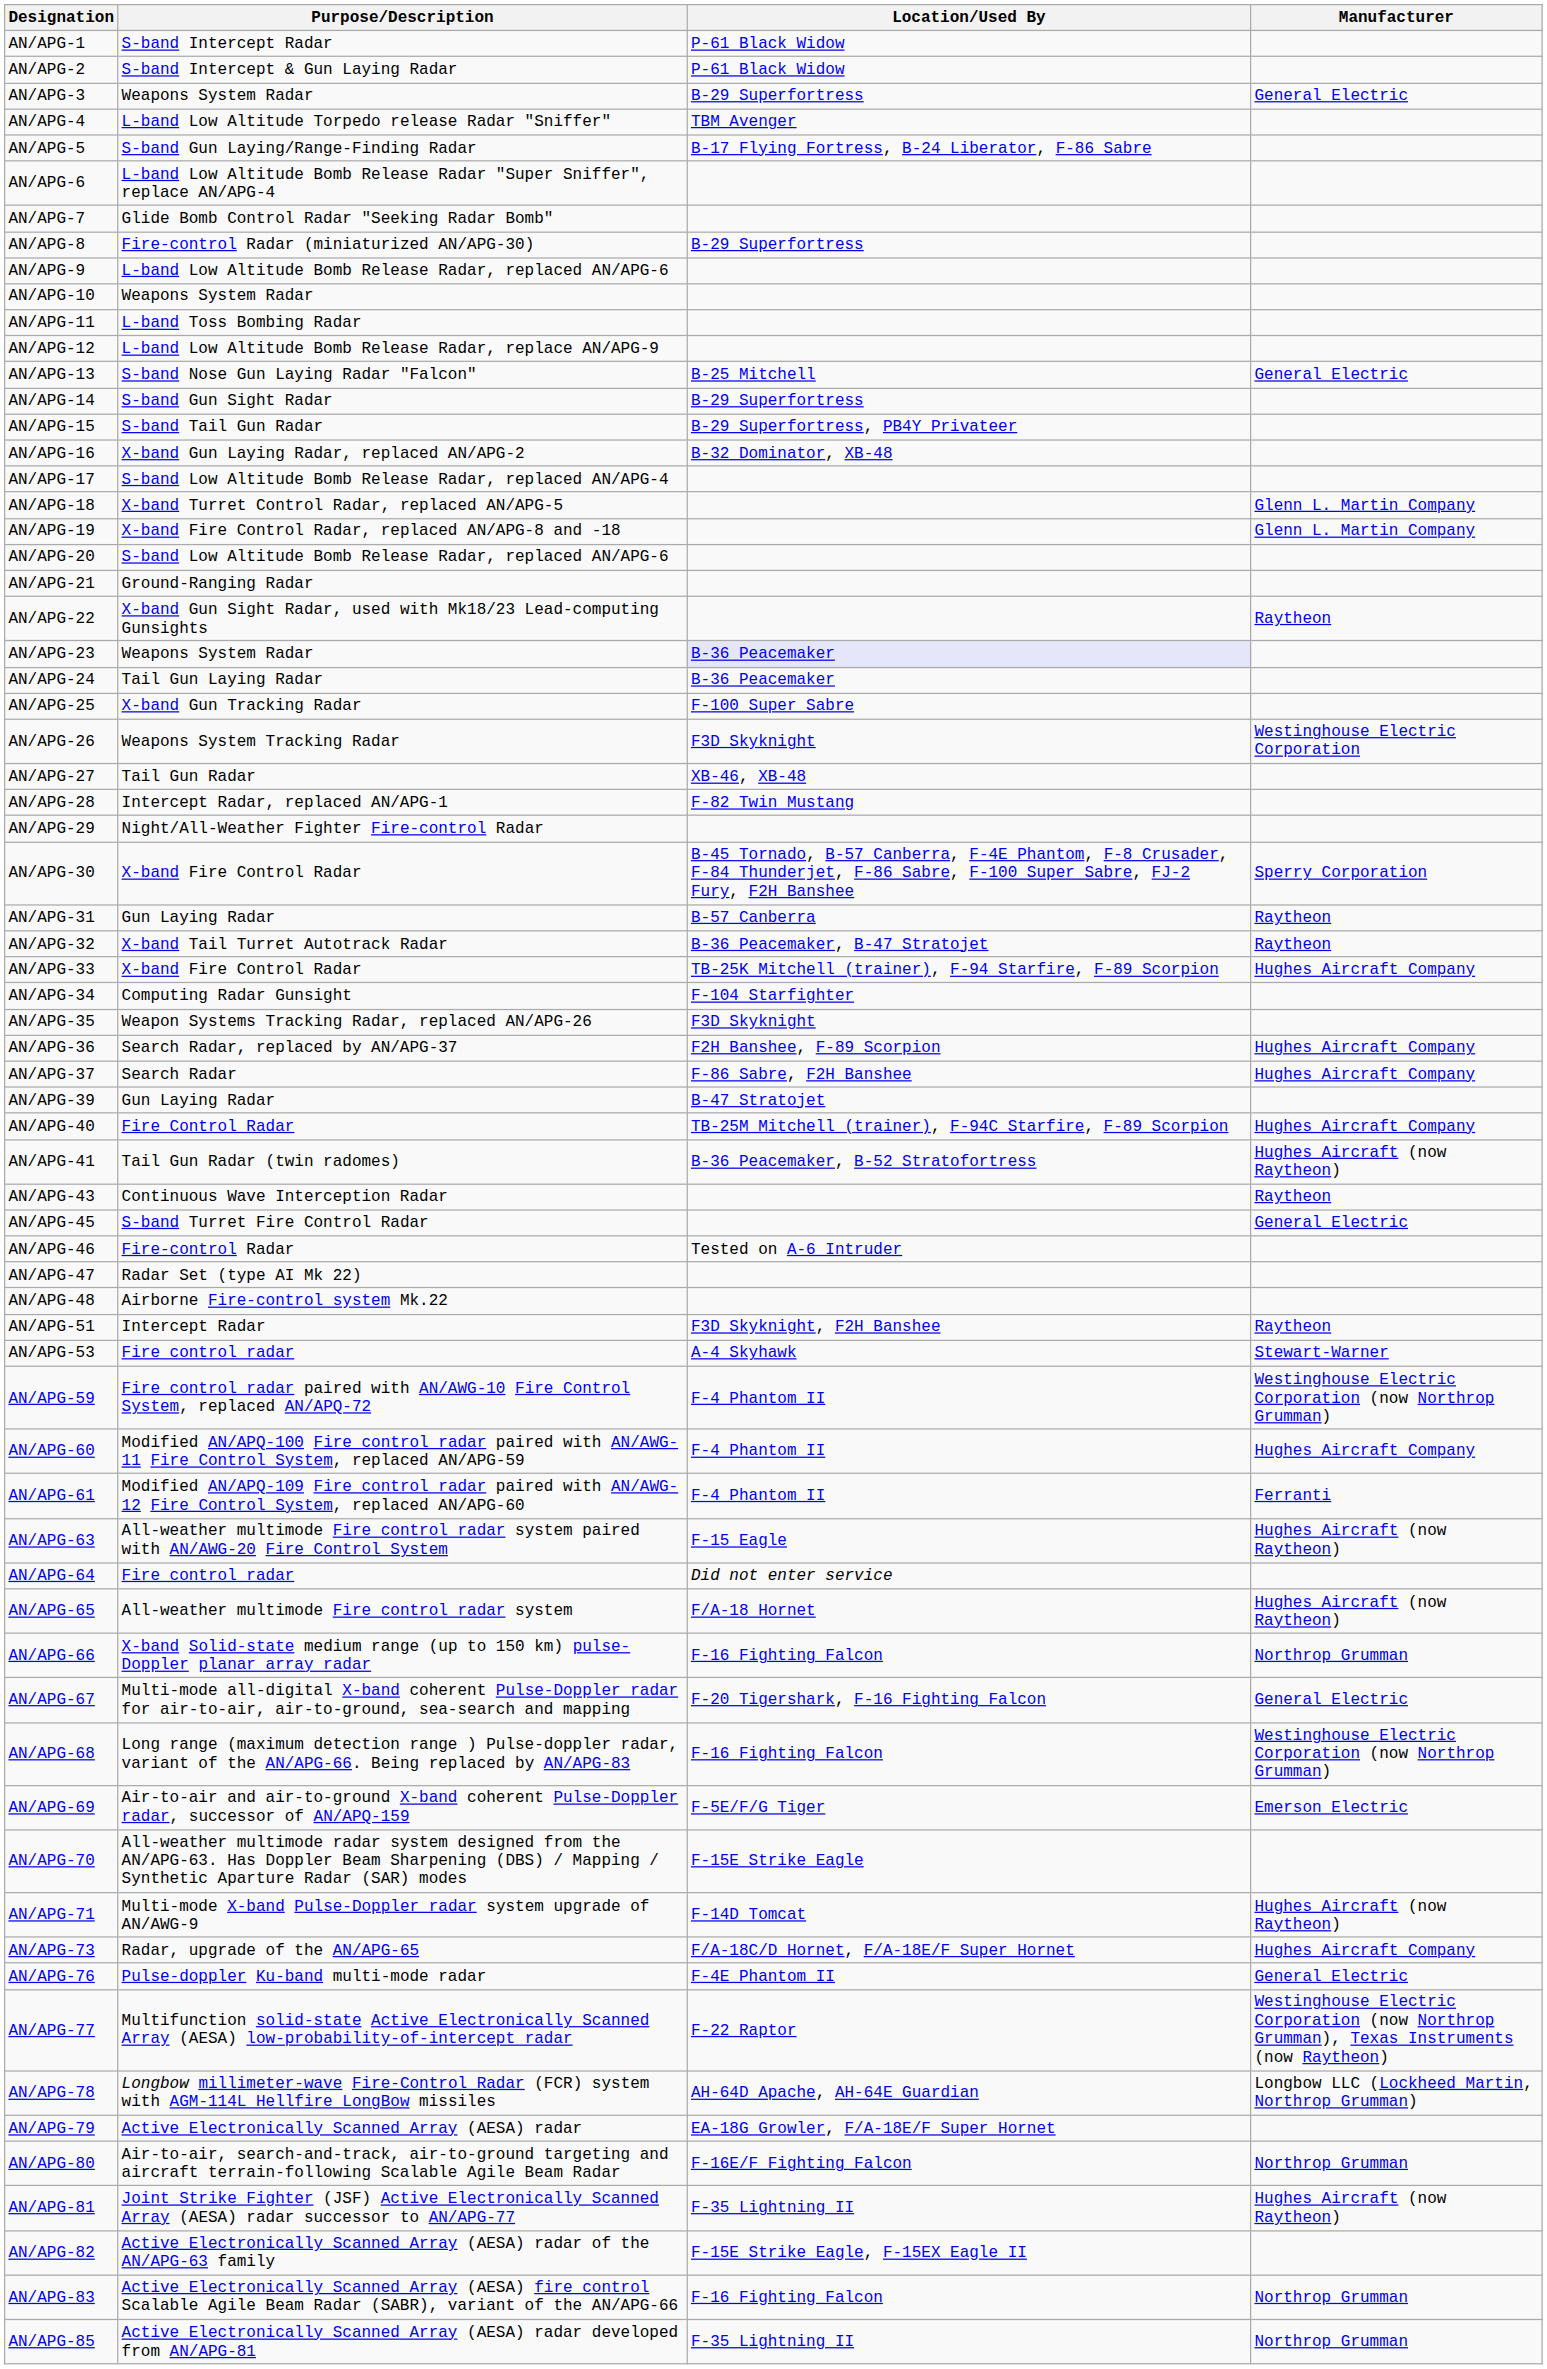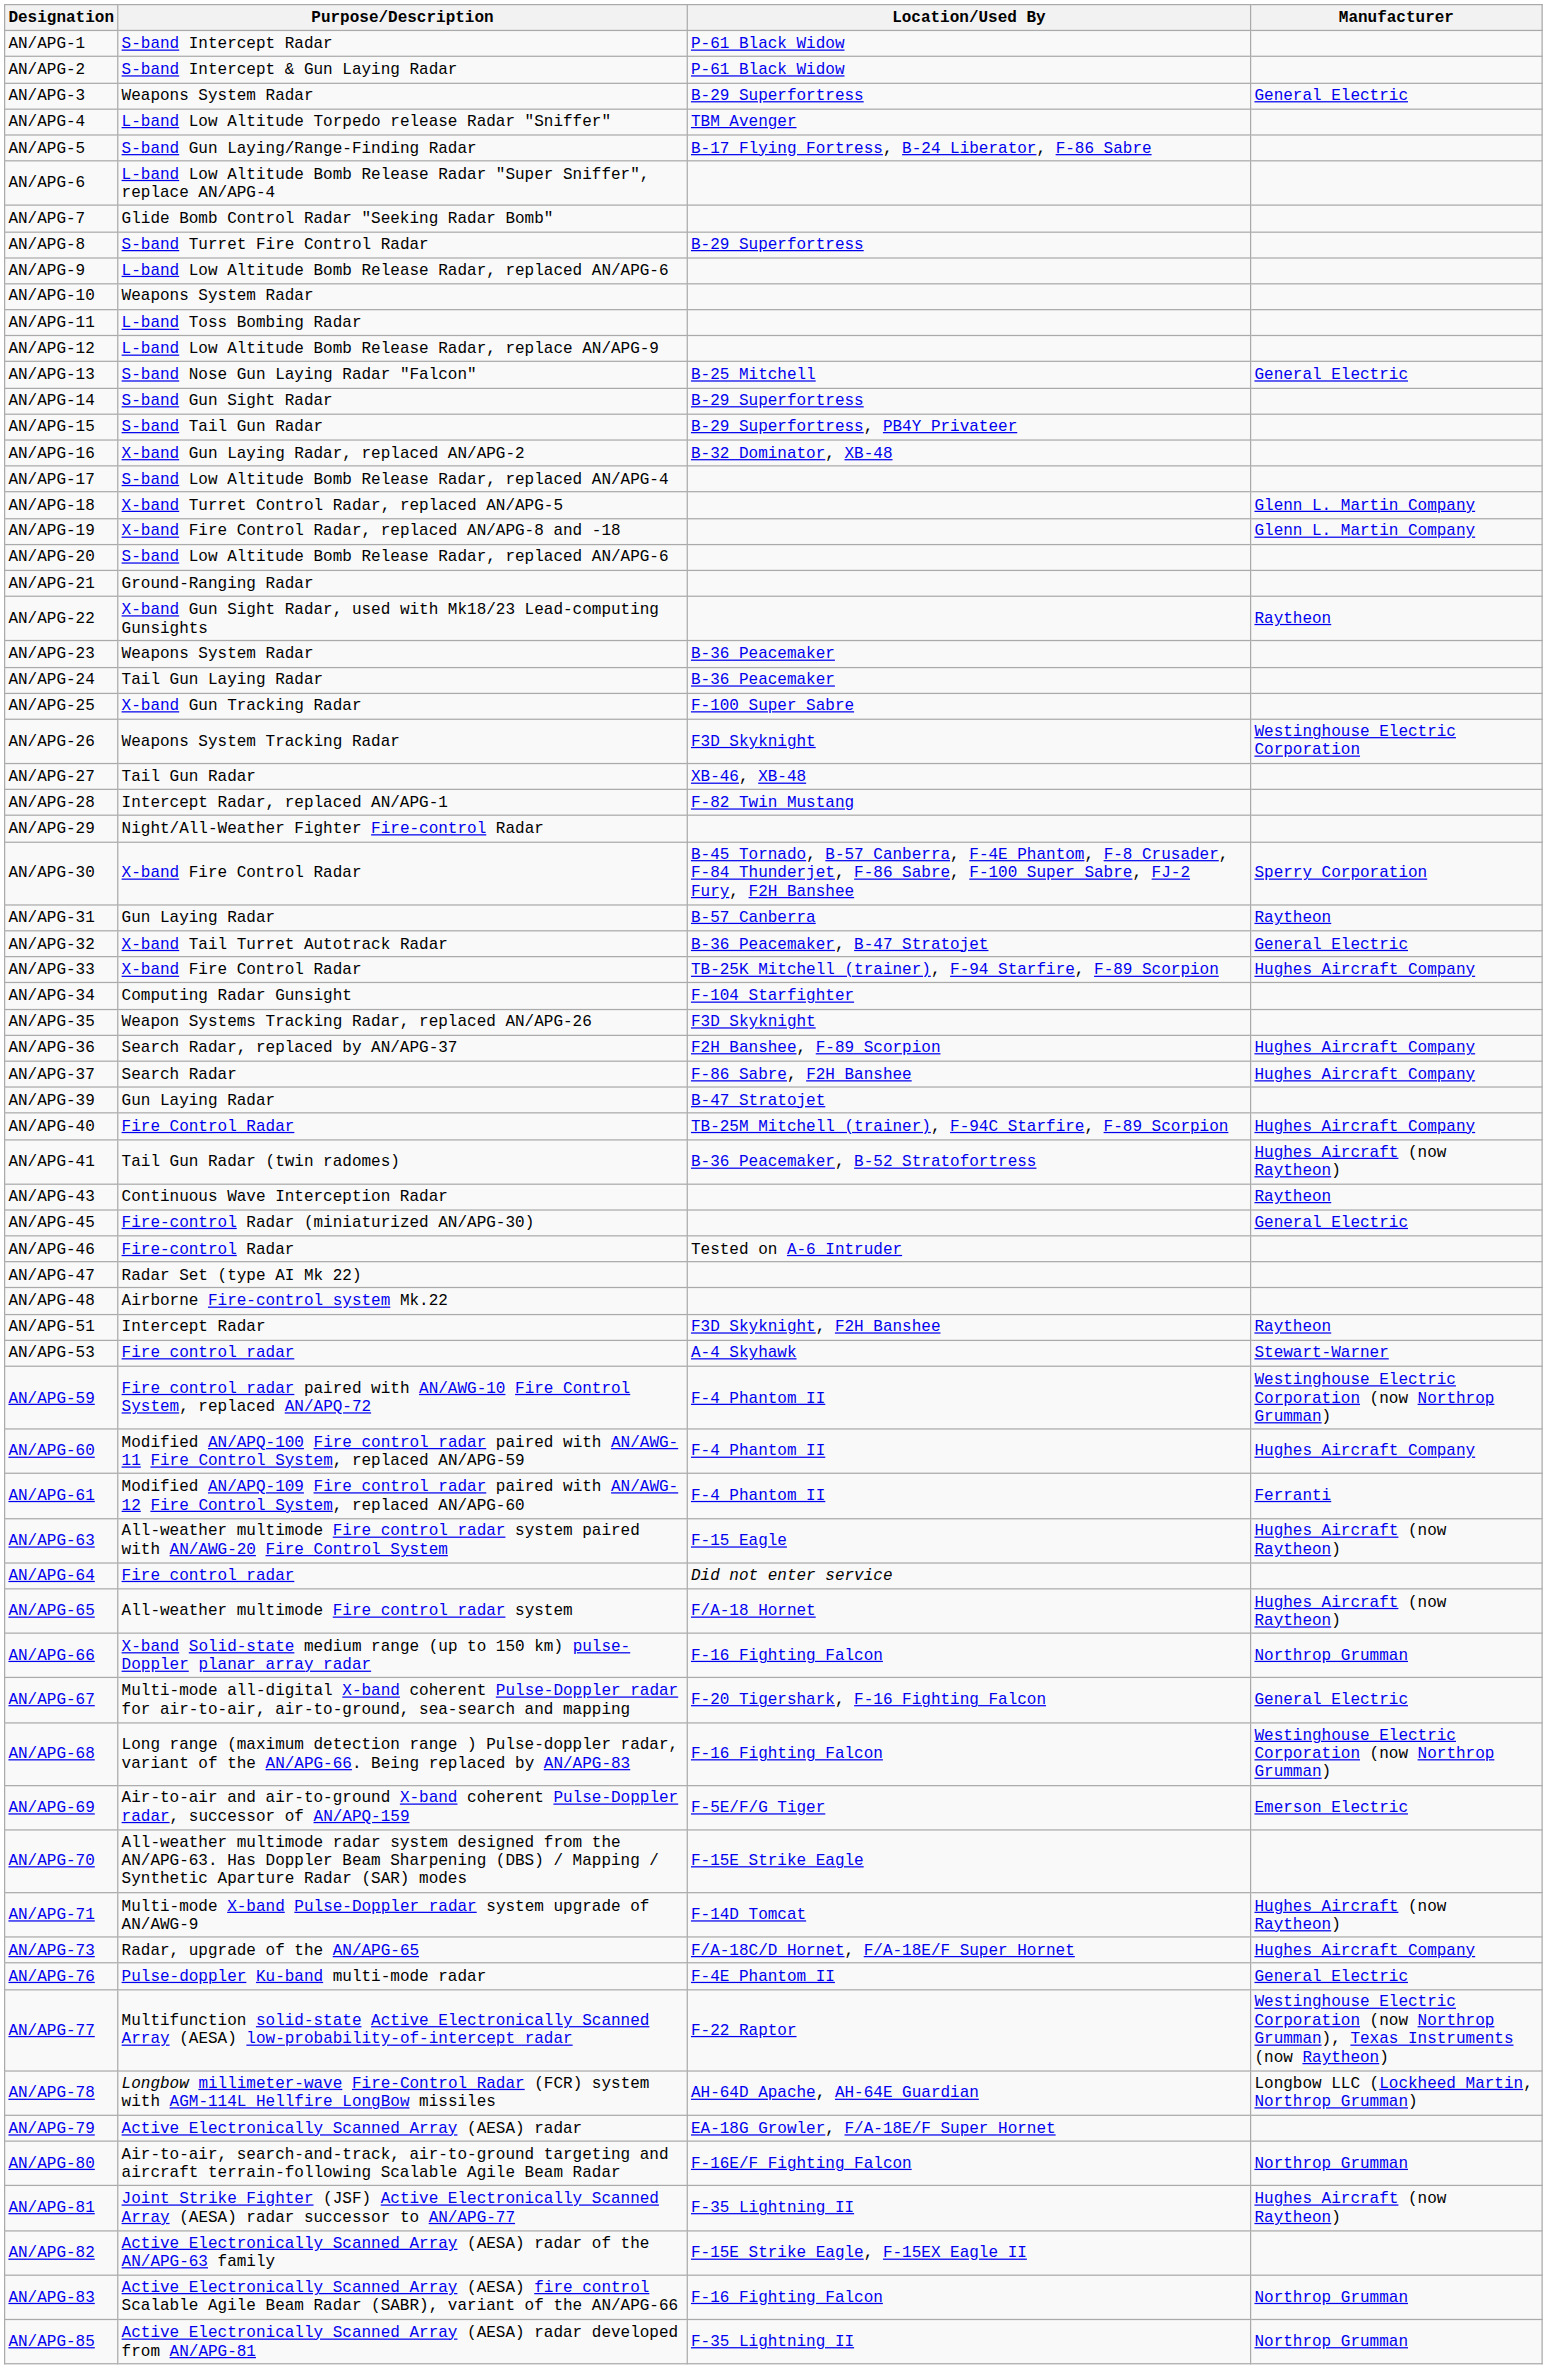(328, 245) Fire-control Radar (miniaturized AN/APG-30) -> (275, 245) S-band Turret Fire Control Radar
(763, 654) lavender background -> (763, 654) no background
(1293, 944) Raytheon -> (1331, 944) General Electric
(275, 1223) S-band Turret Fire Control Radar -> (328, 1223) Fire-control Radar (miniaturized AN/APG-30)
